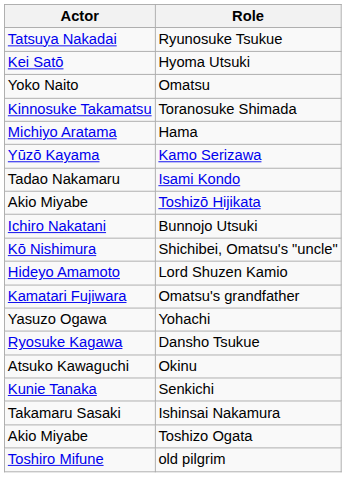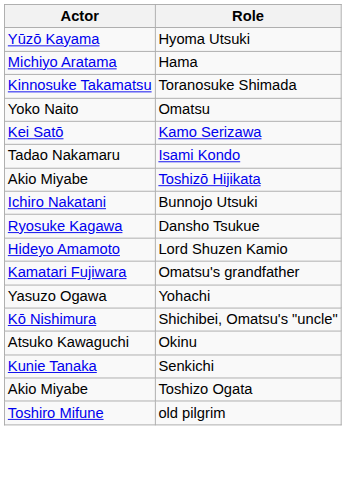- row: (220, 39)
(36, 62) Kei Satō -> (54, 39) Yūzō Kayama
rows swapped: (178, 132) <-> (184, 86)
(54, 156) Yūzō Kayama -> (36, 132) Kei Satō
rows swapped: (248, 249) <-> (209, 343)
- row: (219, 413)
